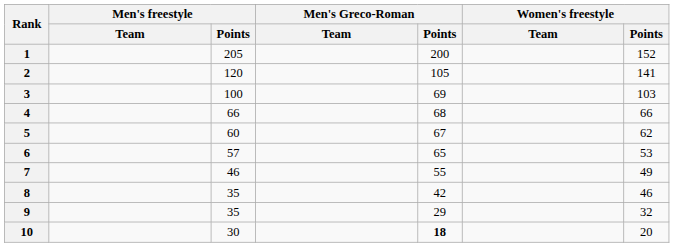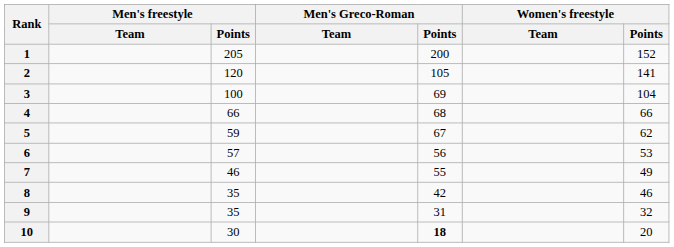(646, 93) 103 -> (646, 93) 104
(233, 133) 60 -> (233, 133) 59
(440, 152) 65 -> (440, 152) 56
(440, 212) 29 -> (440, 212) 31
